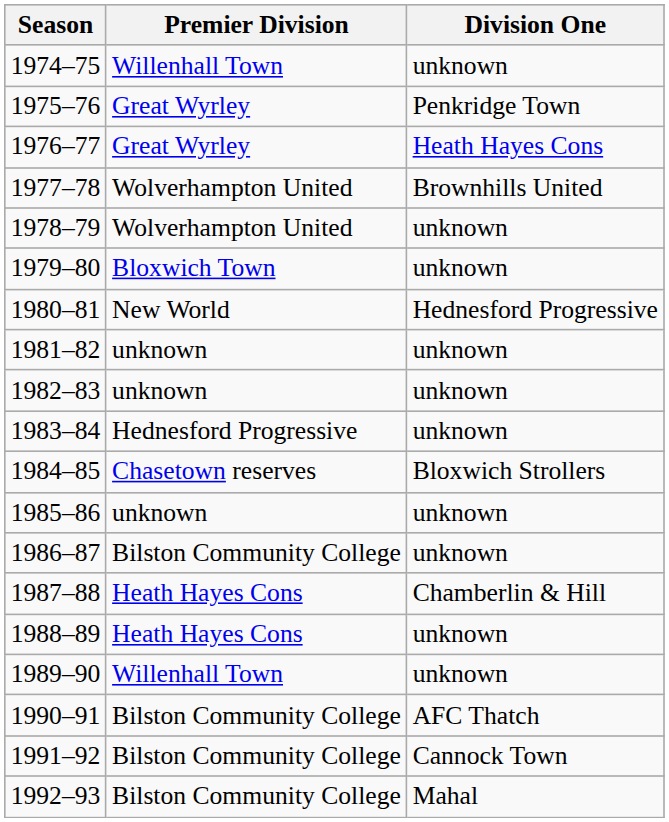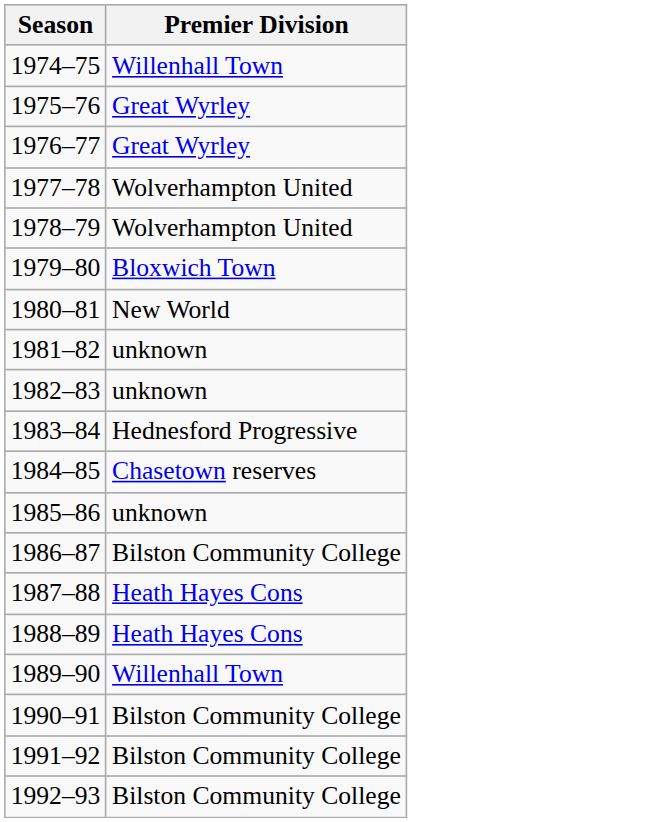- column: (535, 24)
